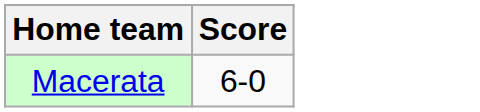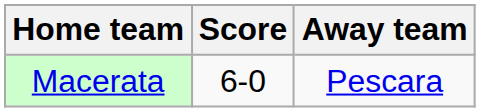+ column: (385, 29)
